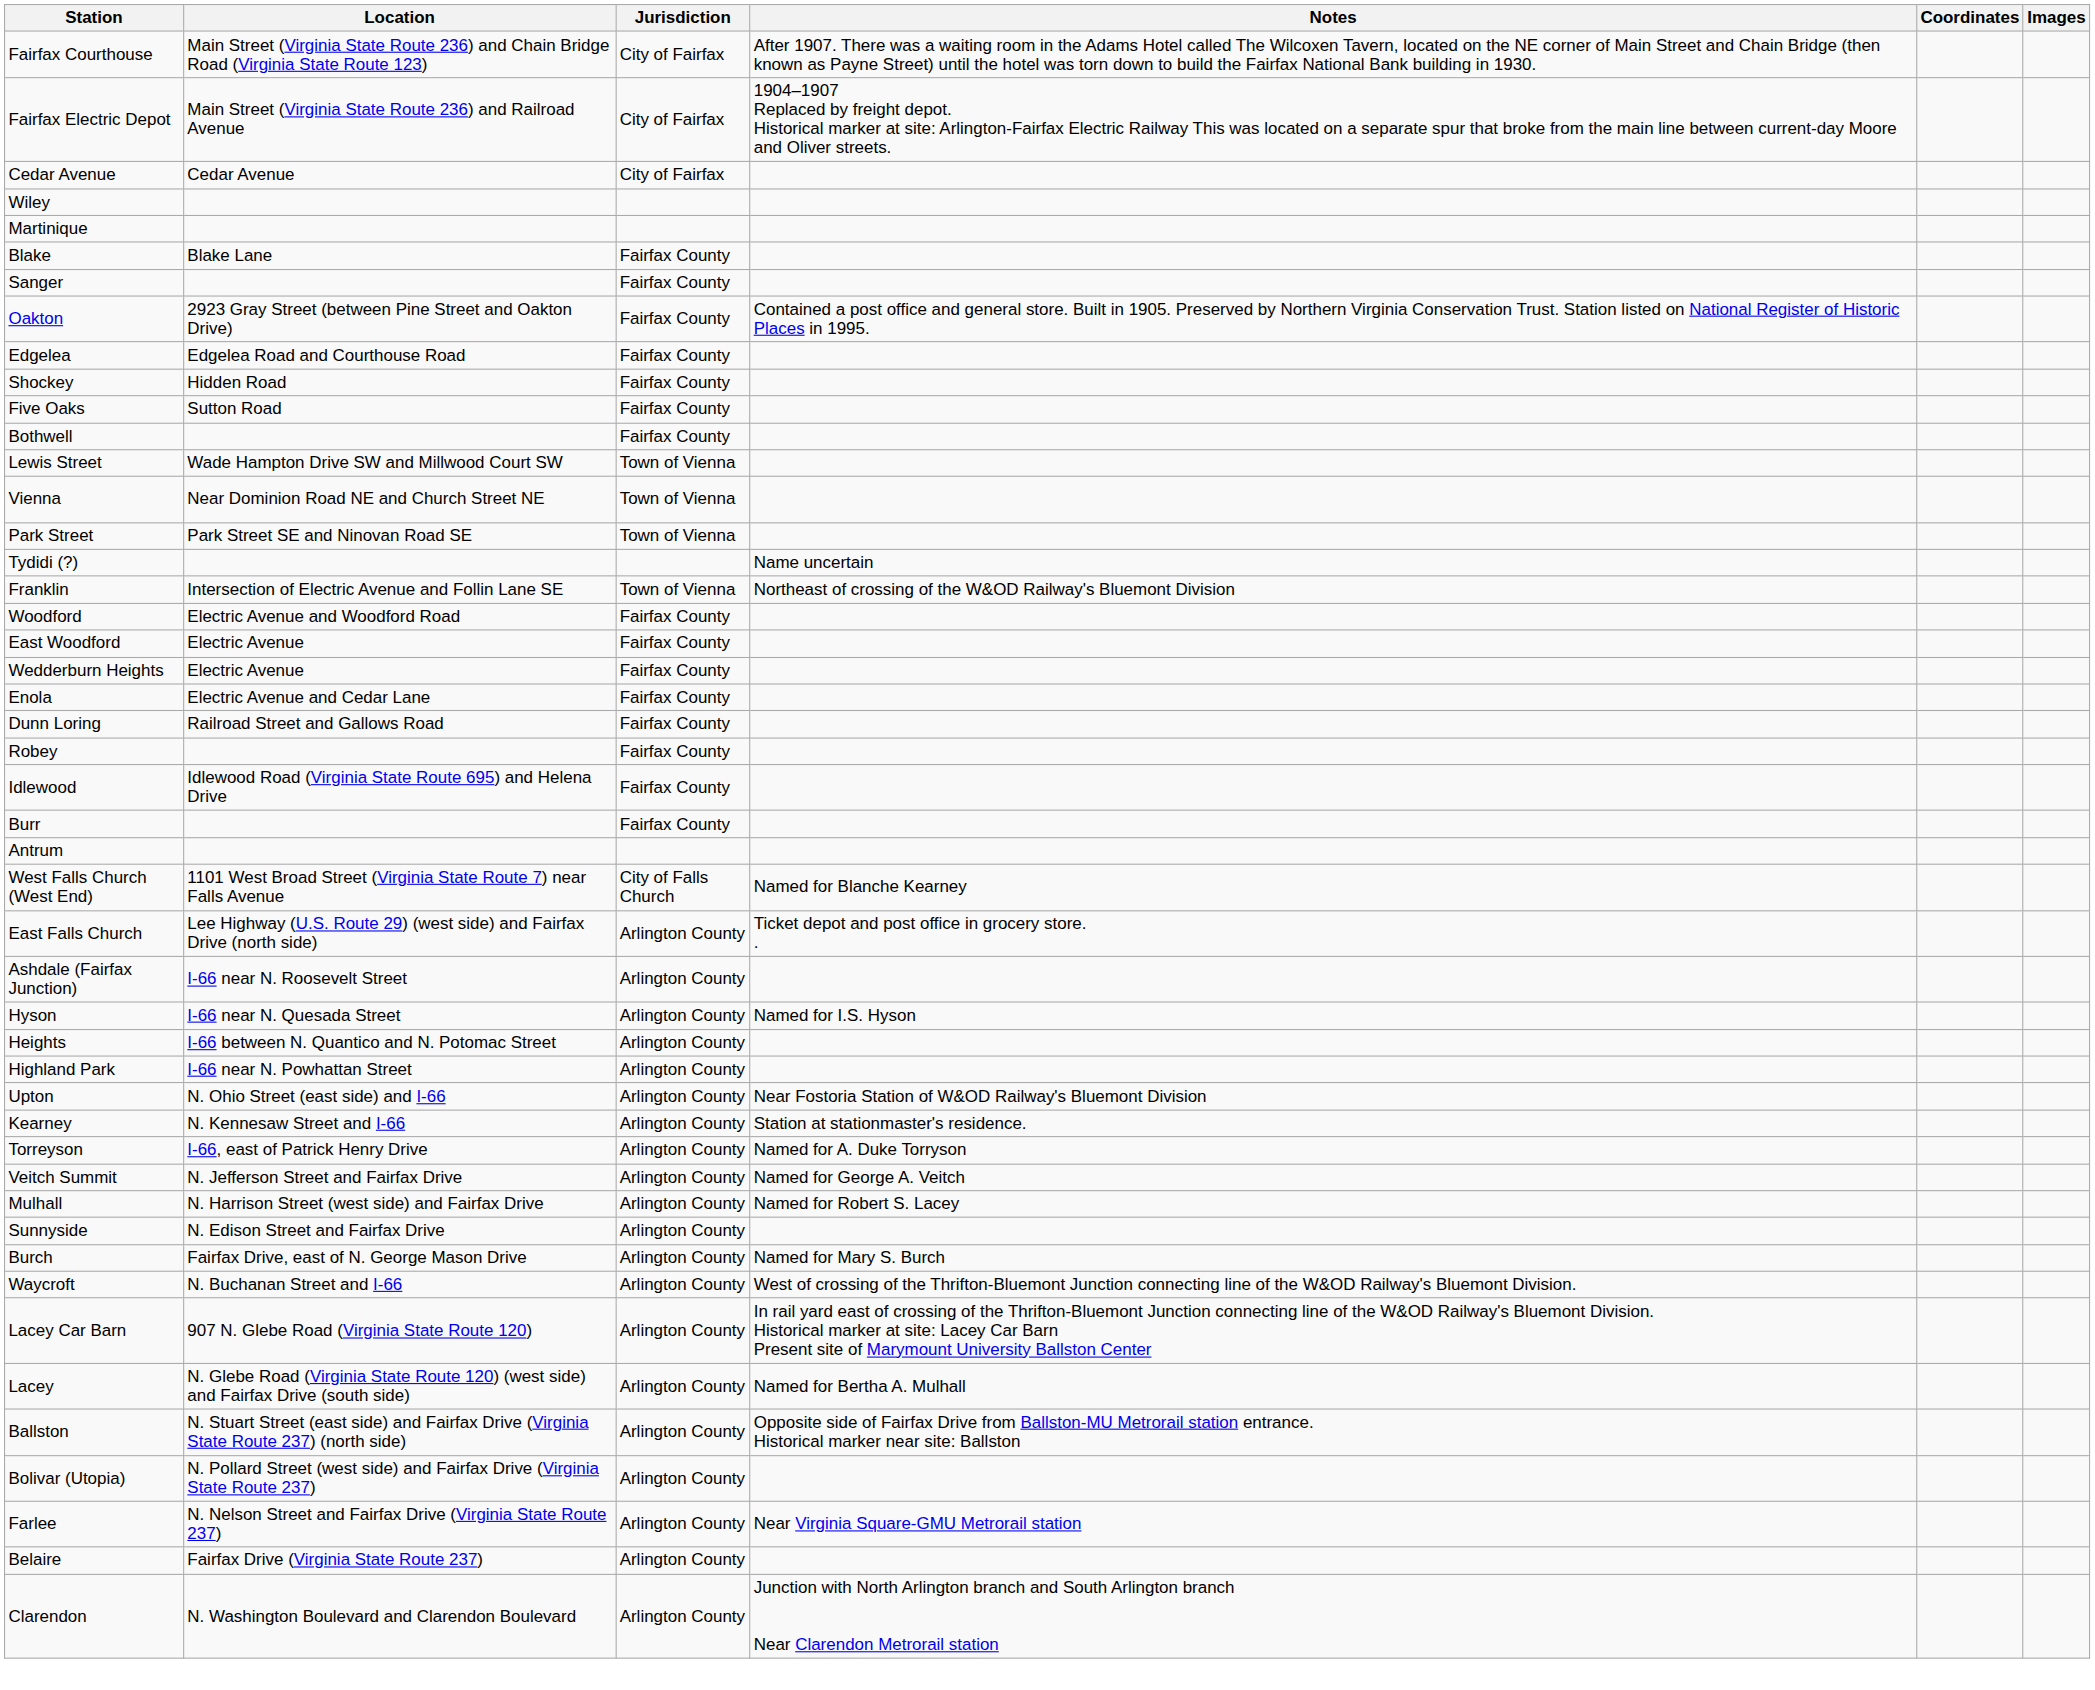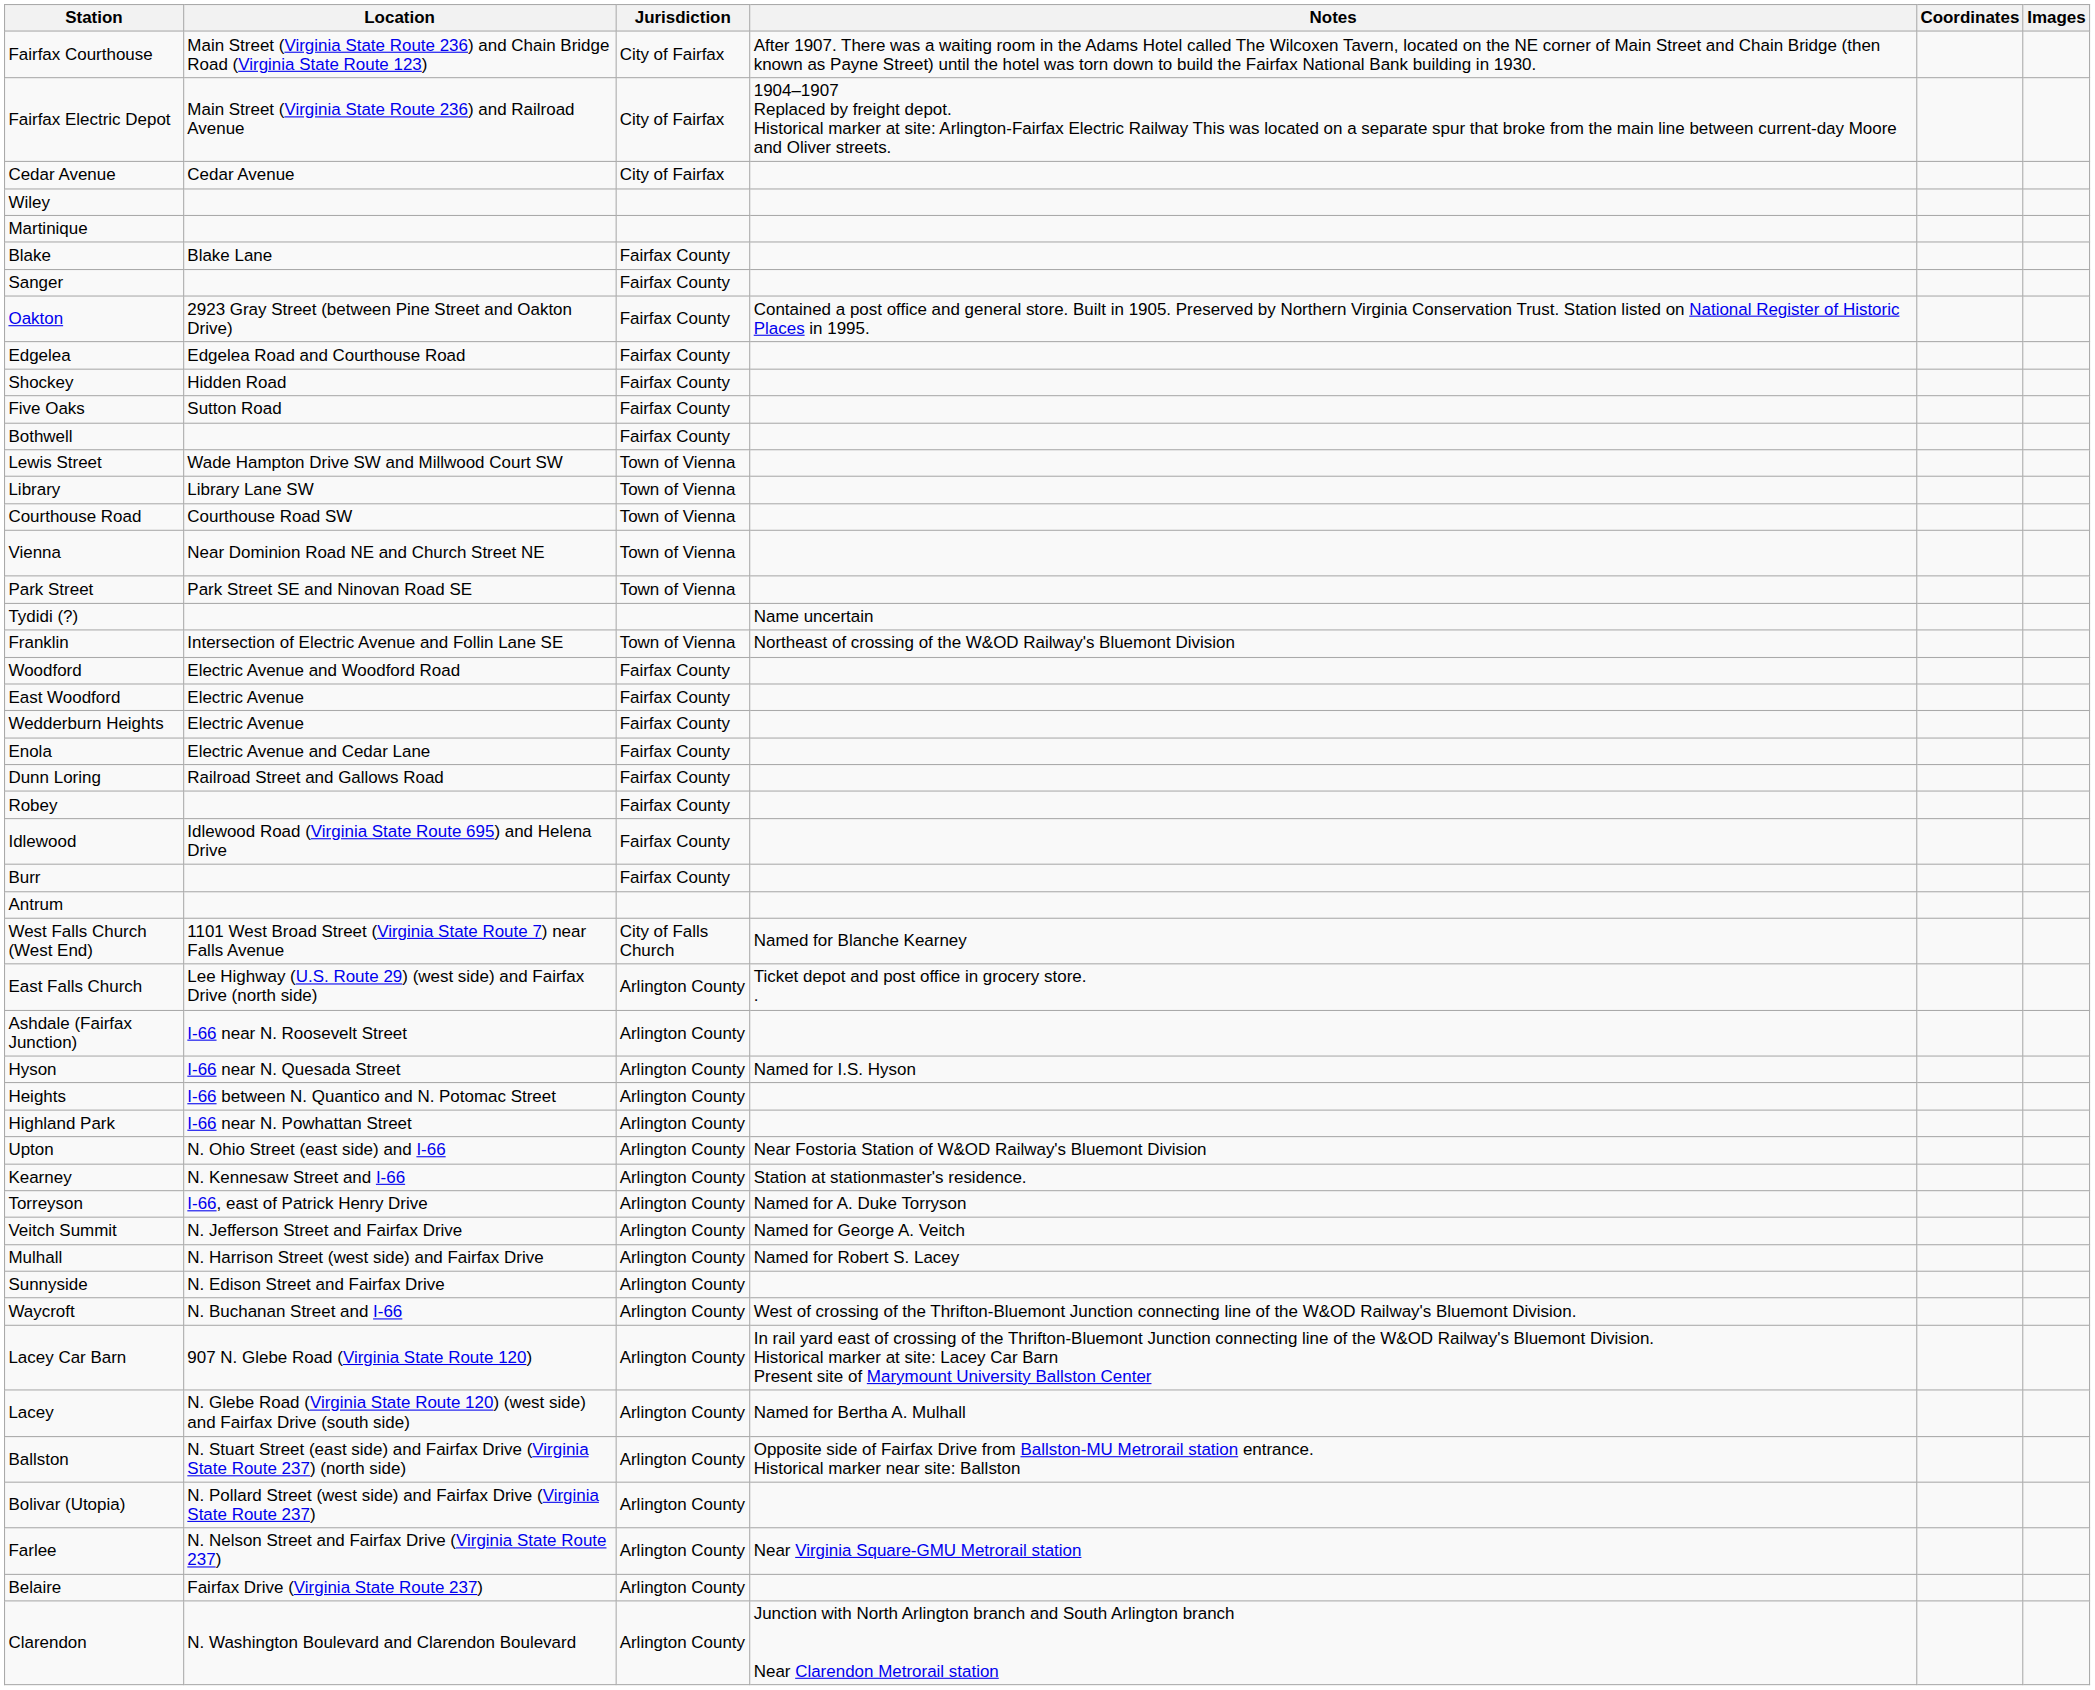+ row: (34, 489)
+ row: (75, 516)
- row: (31, 1257)
